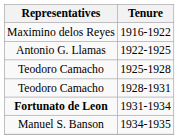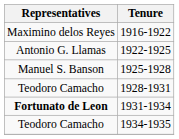(61, 69) Teodoro Camacho -> (61, 69) Manuel S. Banson
(61, 124) Manuel S. Banson -> (61, 124) Teodoro Camacho
